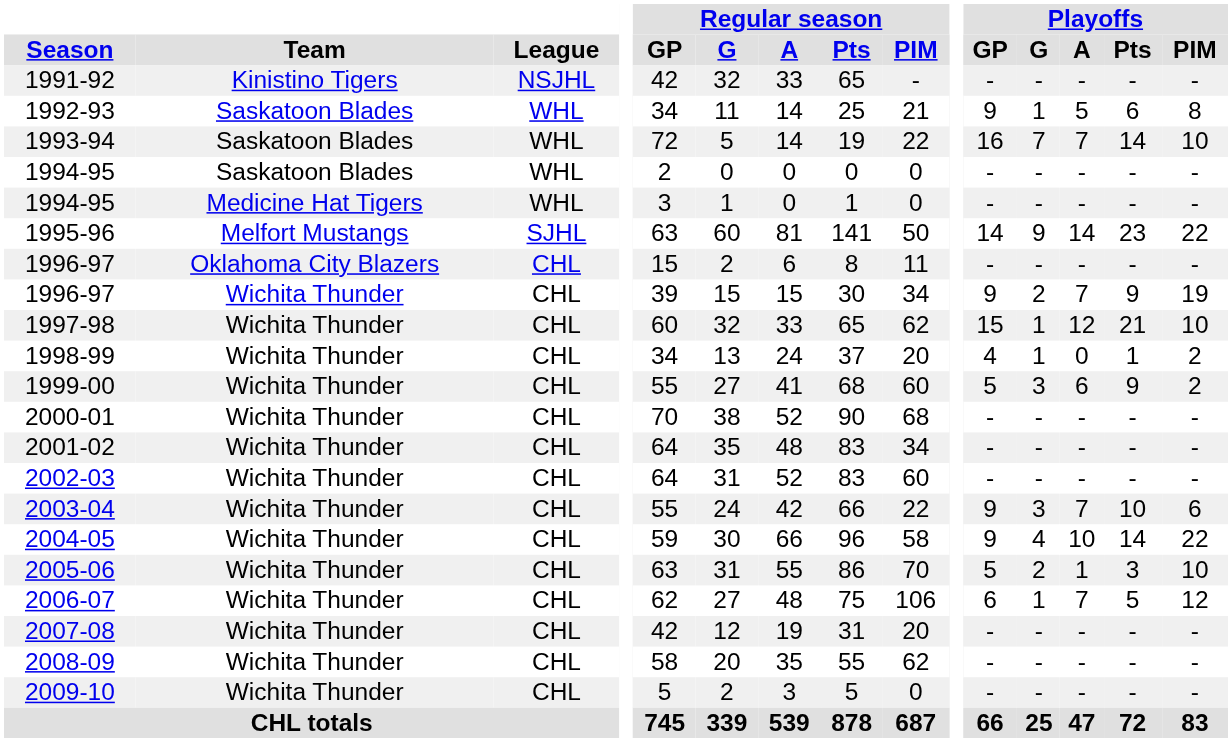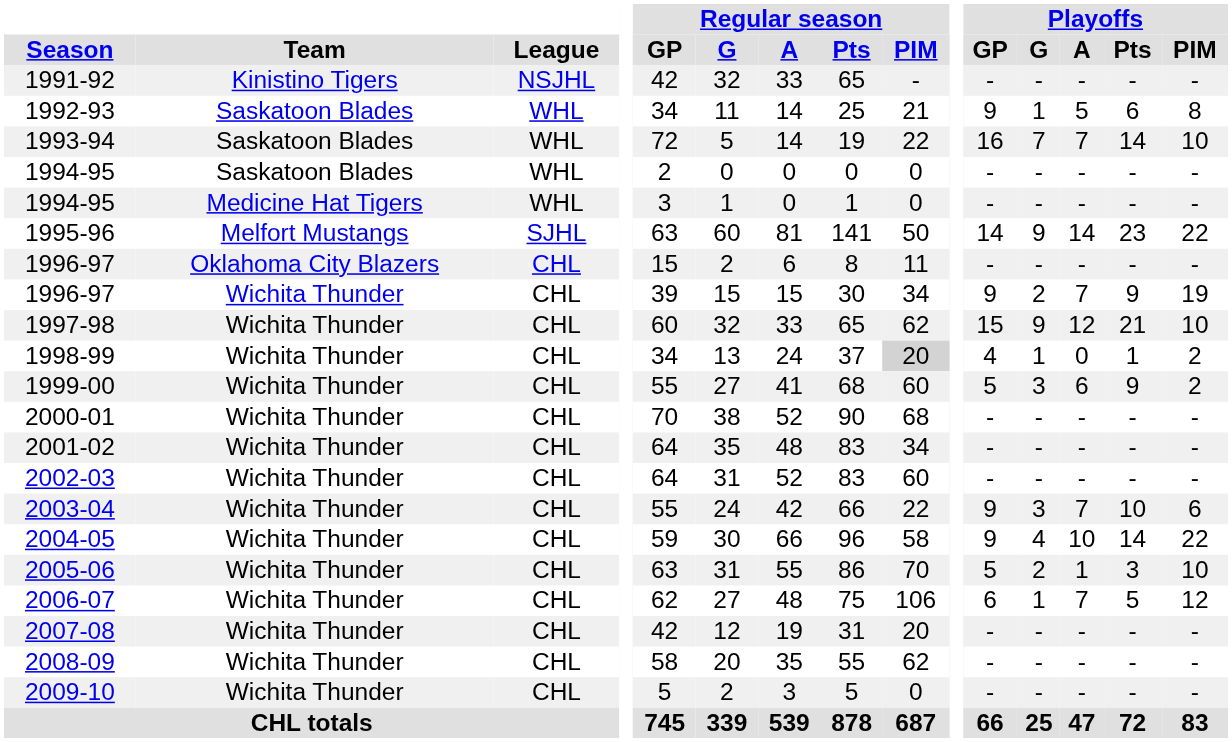(1039, 325) 1 -> (1039, 325) 9
(916, 355) no background -> (916, 355) lightgrey background
